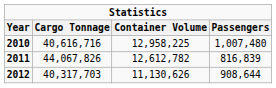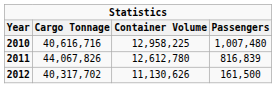(161, 59) 12,612,782 -> (161, 59) 12,612,780
(72, 75) 40,317,703 -> (72, 75) 40,317,702
(240, 75) 908,644 -> (240, 75) 161,500
